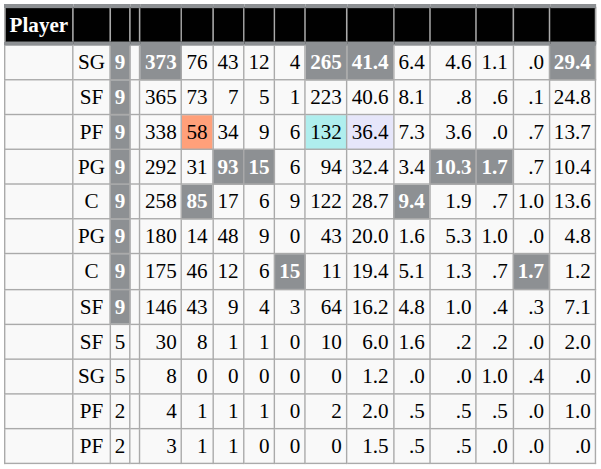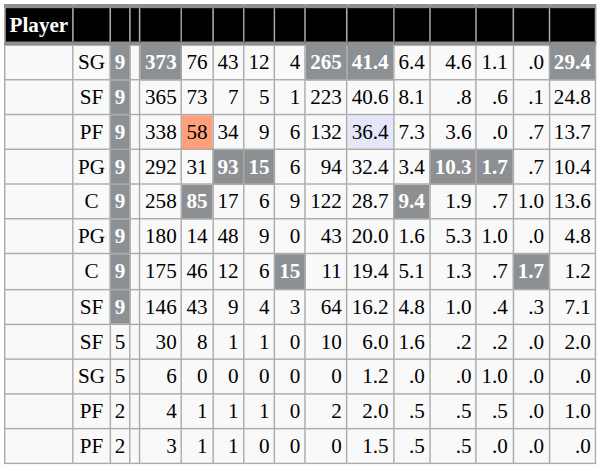(326, 132) paleturquoise background -> (326, 132) no background
(171, 376) 8 -> (171, 376) 6
(536, 376) .4 -> (536, 376) .0
